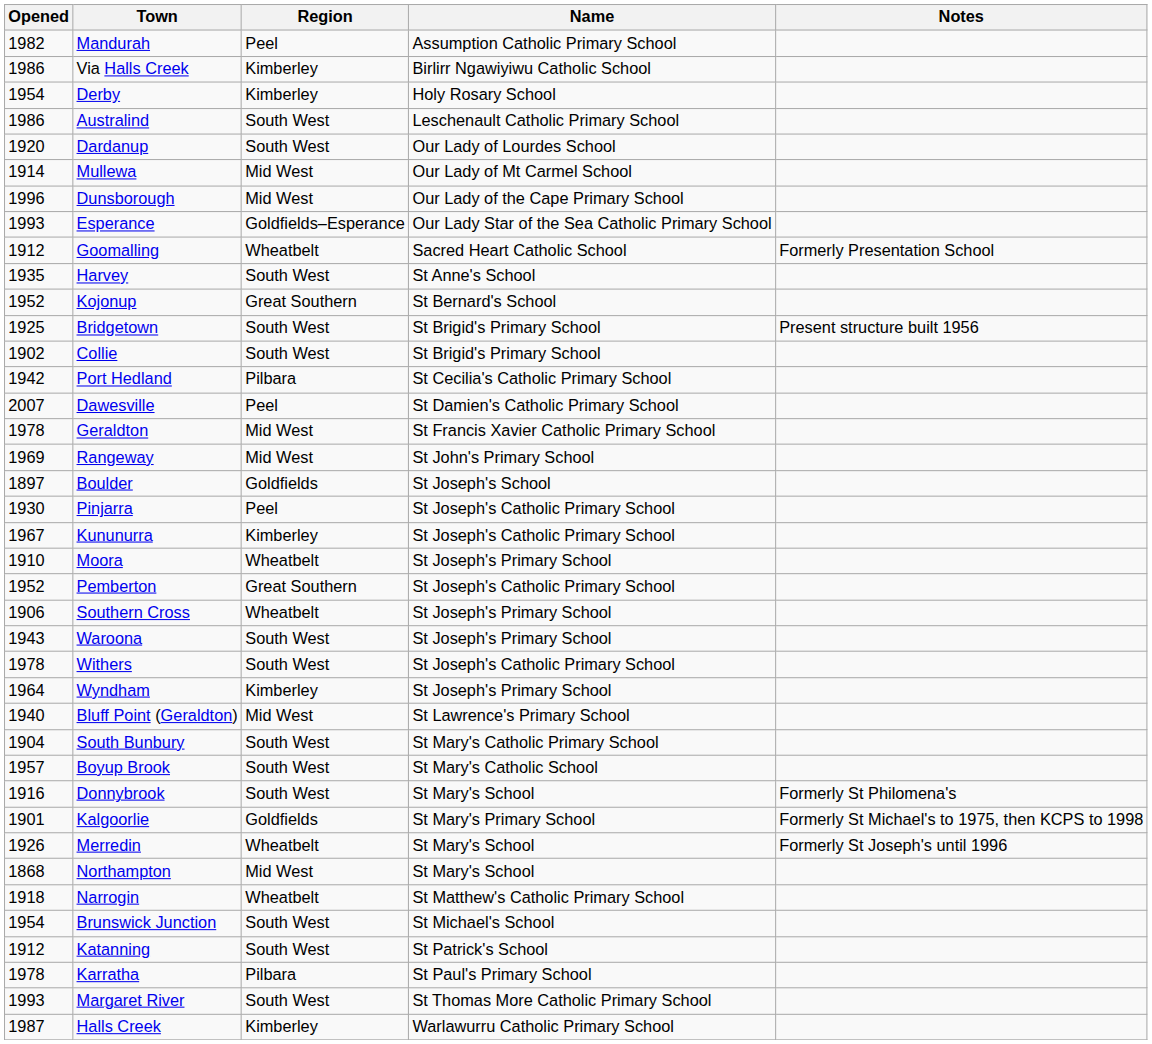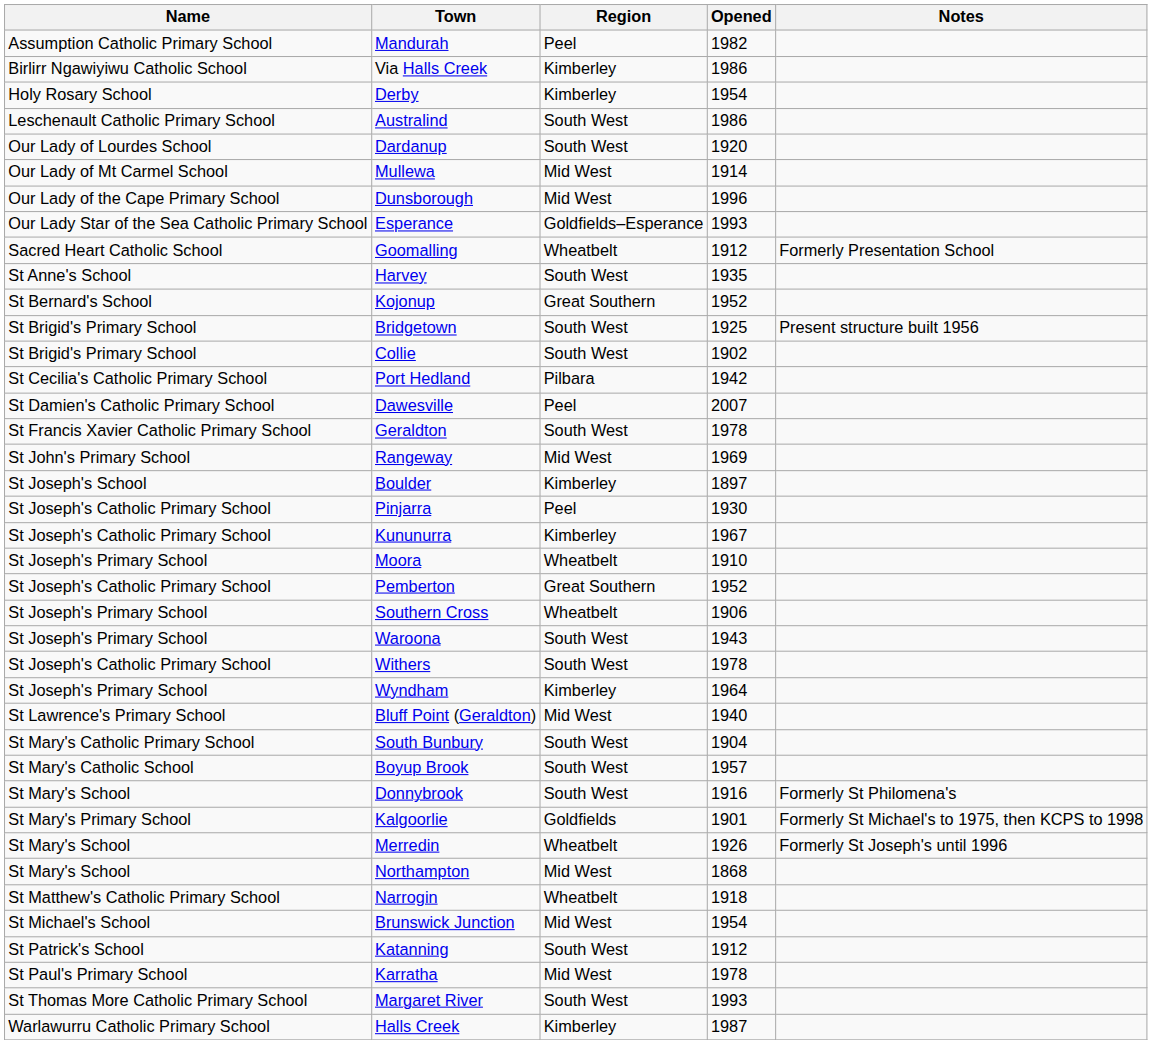columns swapped: (592, 17) <-> (39, 17)
(279, 431) Mid West -> (586, 431) South West
(282, 483) Goldfields -> (580, 483) Kimberley
(287, 923) South West -> (578, 923) Mid West
(271, 975) Pilbara -> (578, 975) Mid West
